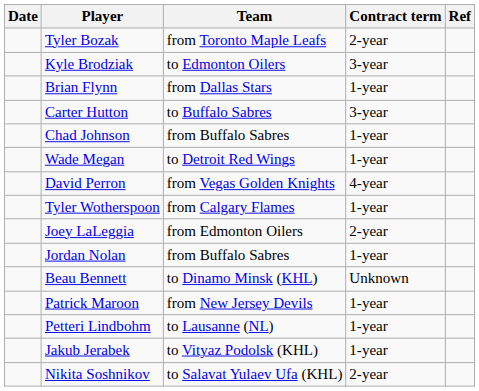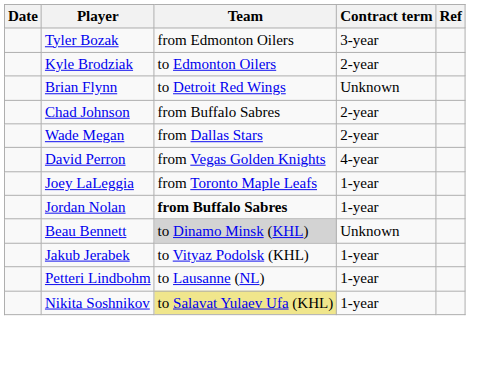(246, 40) from Toronto Maple Leafs -> (226, 40) from Edmonton Oilers
(369, 40) 2-year -> (359, 40) 3-year
(369, 64) 3-year -> (359, 64) 2-year
(219, 87) from Dallas Stars -> (222, 87) to Detroit Red Wings
(369, 87) 1-year -> (370, 87) Unknown
- row: (86, 111)
(369, 135) 1-year -> (359, 111) 2-year
(231, 159) to Detroit Red Wings -> (210, 135) from Dallas Stars
(369, 159) 1-year -> (359, 135) 2-year
- row: (102, 207)
(235, 231) from Edmonton Oilers -> (237, 183) from Toronto Maple Leafs
(369, 231) 2-year -> (359, 183) 1-year
(228, 254) normal -> (222, 207) bold
(242, 278) no background -> (233, 231) lightgrey background
- row: (92, 302)
rows swapped: (98, 326) <-> (87, 350)
(255, 374) no background -> (245, 302) khaki background
(369, 374) 2-year -> (359, 302) 1-year
